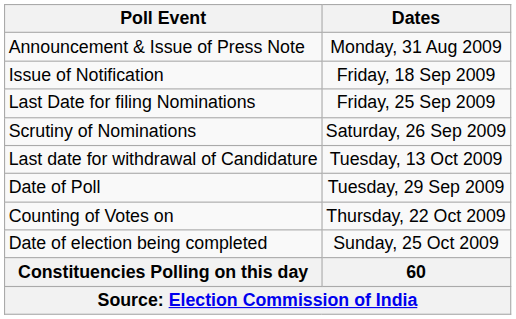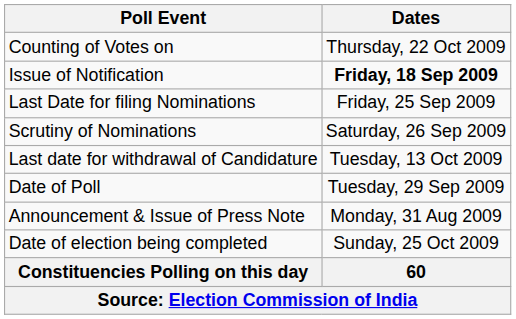rows swapped: (157, 46) <-> (91, 215)
(416, 74) normal -> (416, 74) bold
